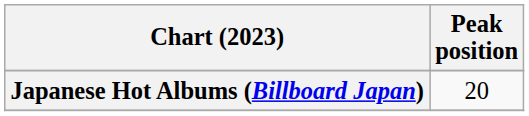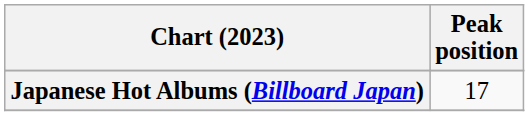(477, 90) 20 -> (477, 90) 17
